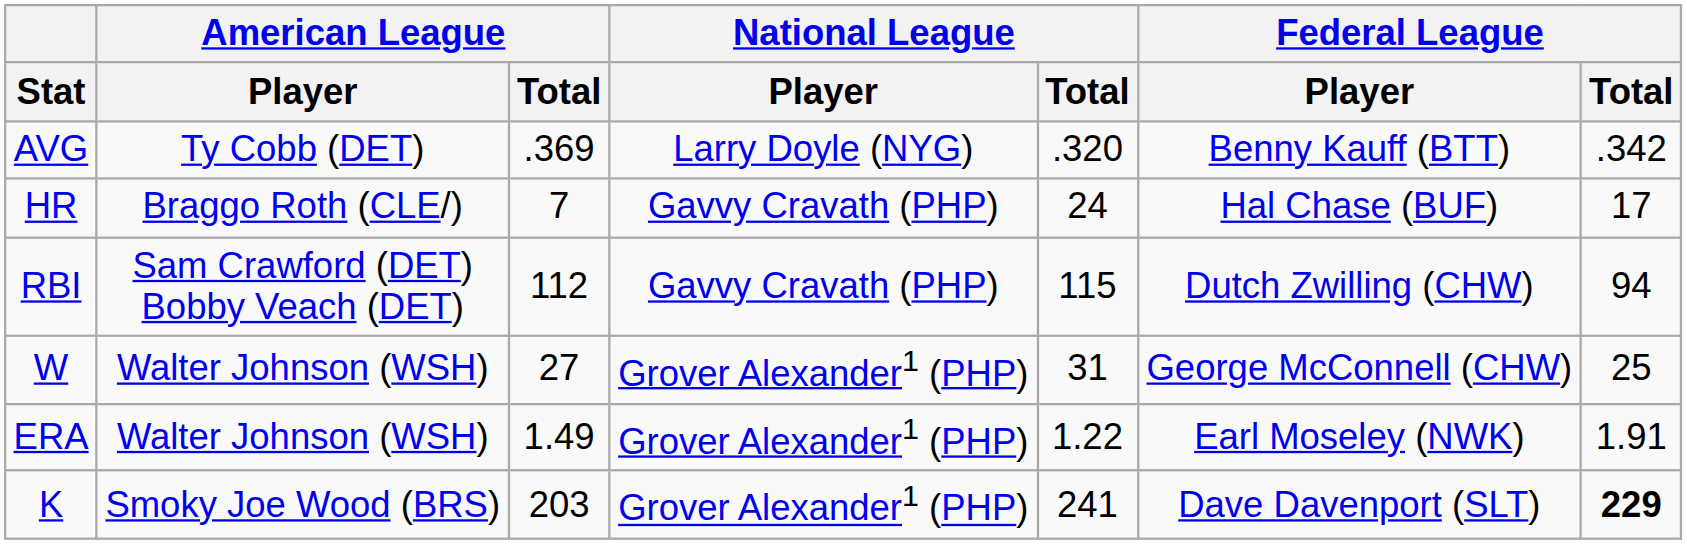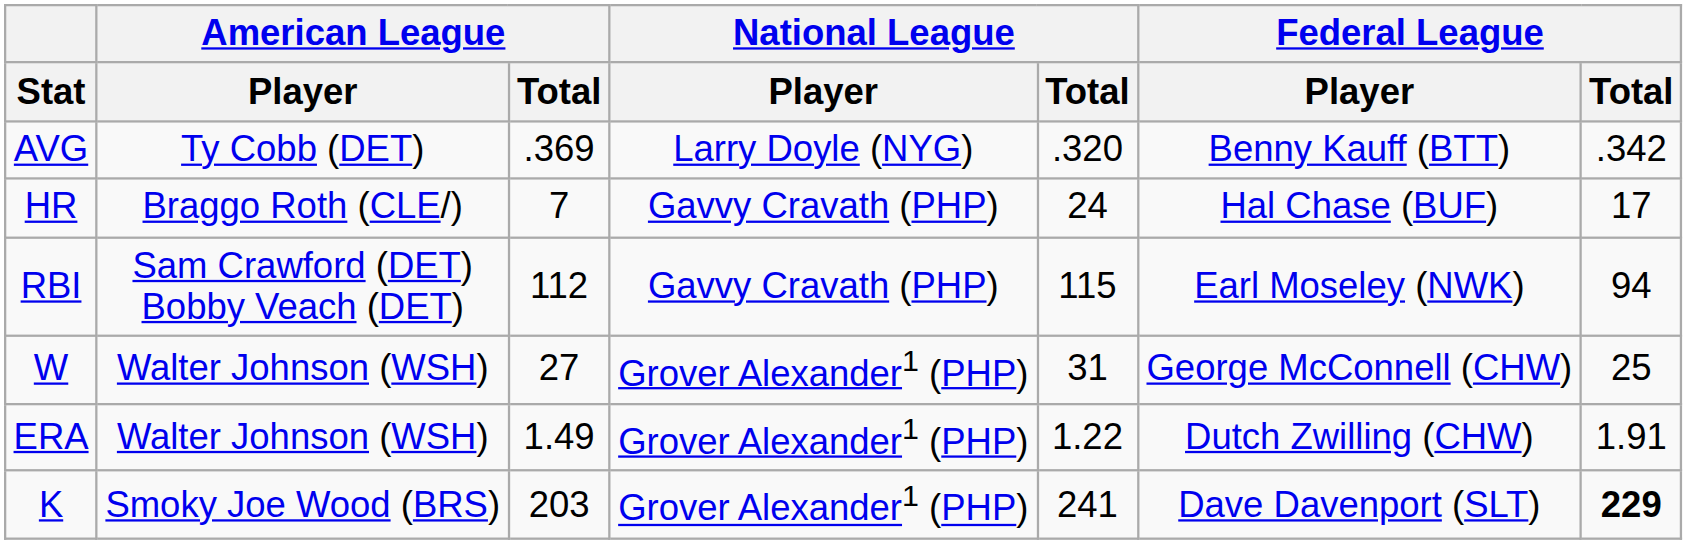(1359, 285) Dutch Zwilling (CHW) -> (1359, 285) Earl Moseley (NWK)
(1359, 436) Earl Moseley (NWK) -> (1359, 436) Dutch Zwilling (CHW)
